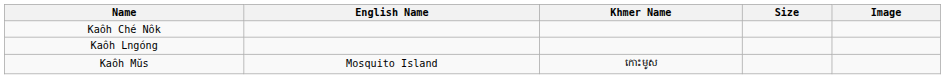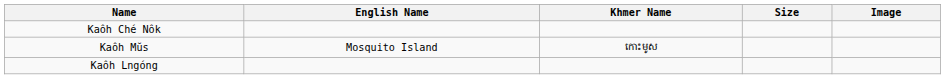rows swapped: (124, 46) <-> (124, 64)
